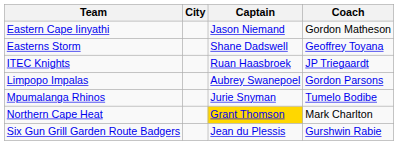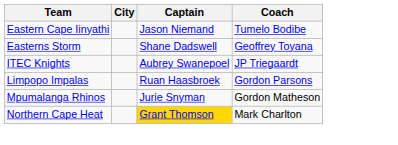(348, 30) Gordon Matheson -> (270, 30) Tumelo Bodibe
(251, 64) Ruan Haasbroek -> (184, 64) Aubrey Swanepoel
(255, 81) Aubrey Swanepoel -> (180, 81) Ruan Haasbroek
(341, 98) Tumelo Bodibe -> (277, 98) Gordon Matheson
- row: (94, 132)
